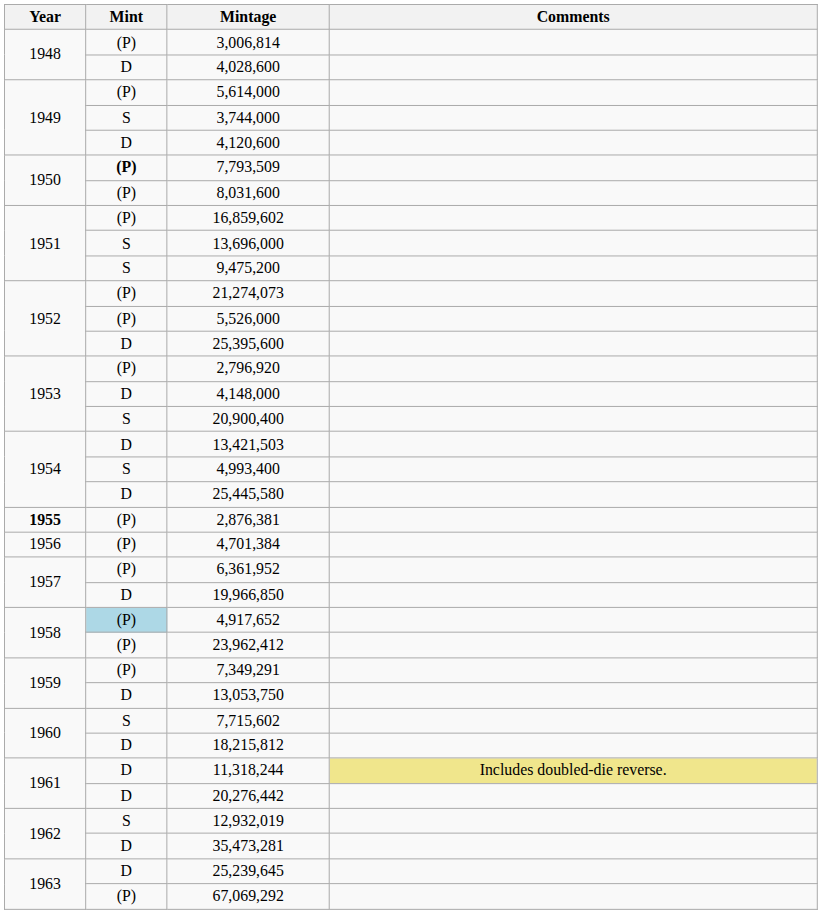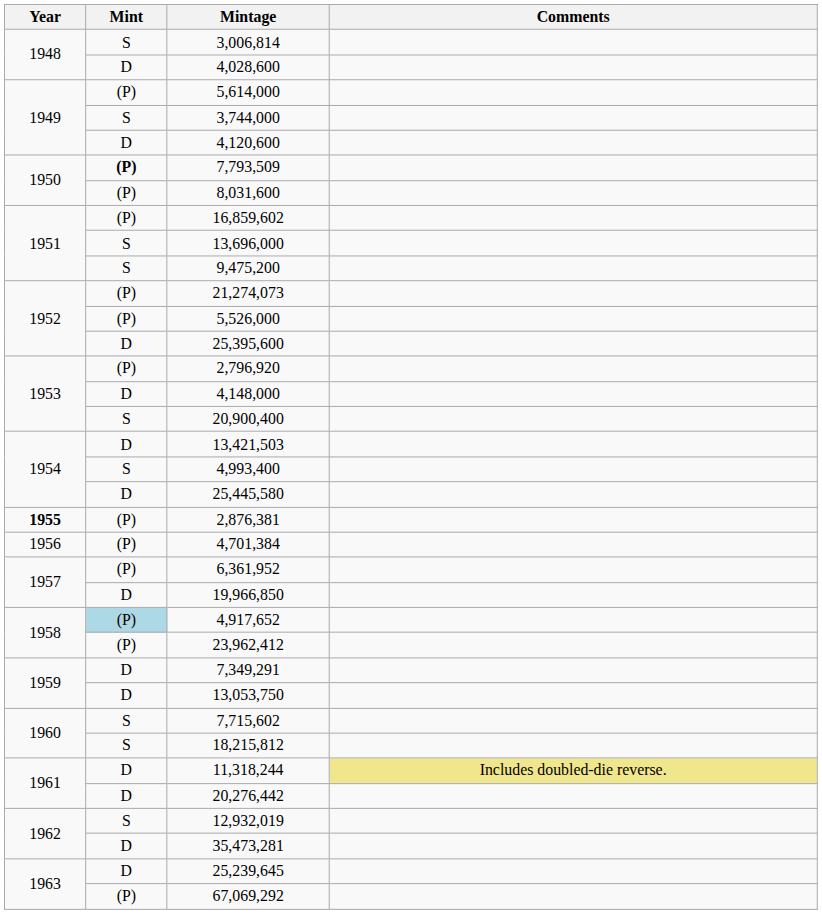(126, 42) (P) -> (126, 42) S
(126, 670) (P) -> (126, 670) D
(126, 745) D -> (126, 745) S
